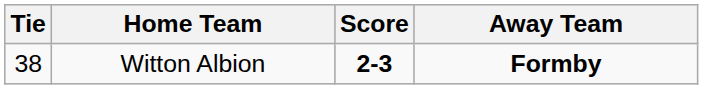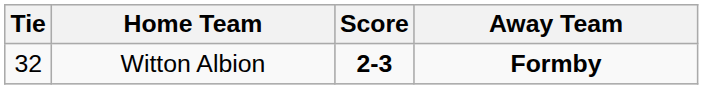(28, 63) 38 -> (28, 63) 32
